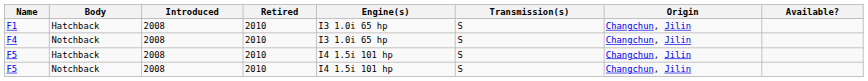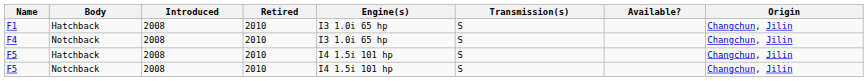columns swapped: (683, 12) <-> (812, 12)
